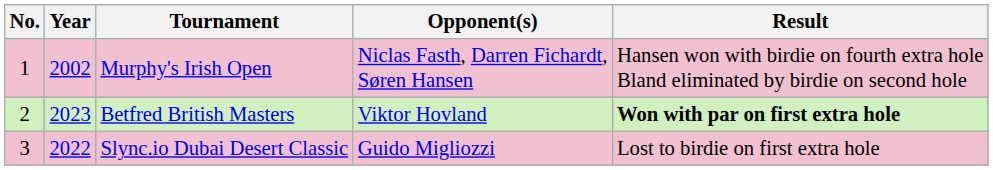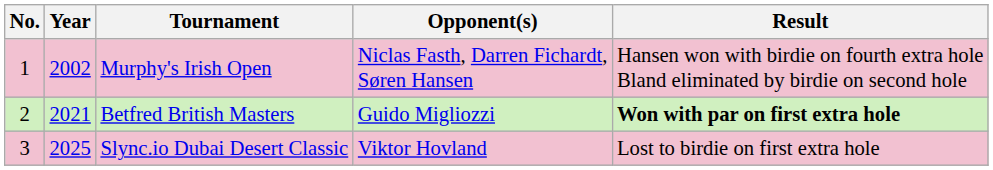(70, 114) 2023 -> (70, 114) 2021
(422, 114) Viktor Hovland -> (426, 114) Guido Migliozzi
(70, 148) 2022 -> (70, 148) 2025
(426, 148) Guido Migliozzi -> (422, 148) Viktor Hovland
